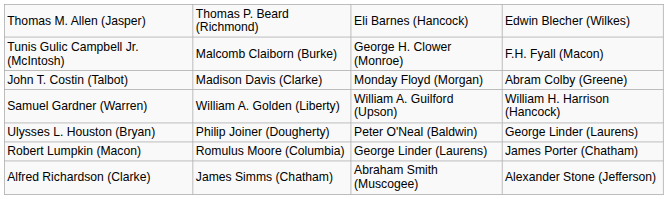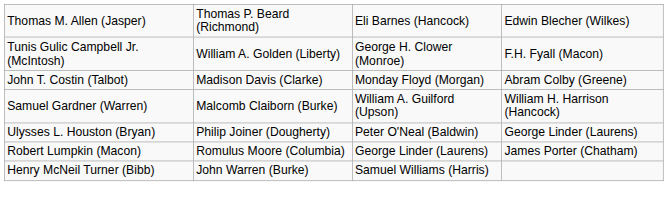(266, 53) Malcomb Claiborn (Burke) -> (268, 53) William A. Golden (Liberty)
(268, 106) William A. Golden (Liberty) -> (267, 106) Malcomb Claiborn (Burke)
- row: (79, 177)
+ row: (81, 170)
